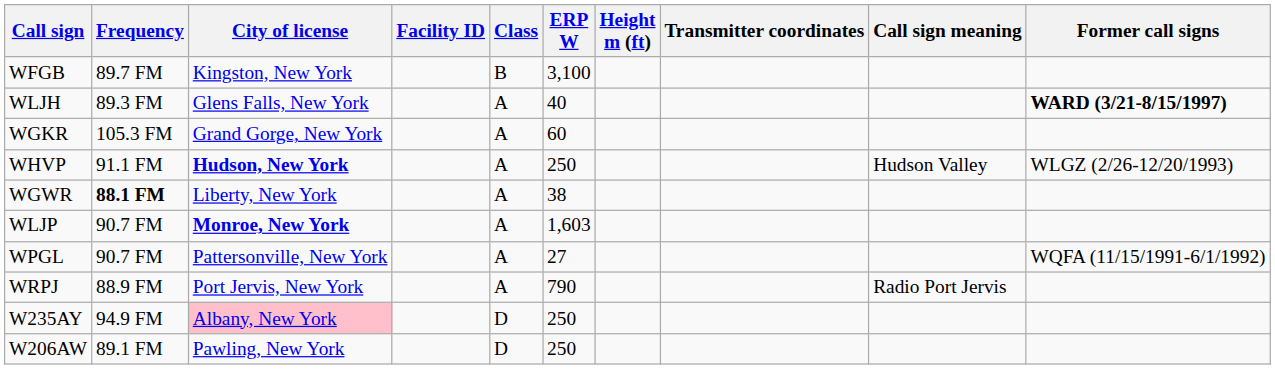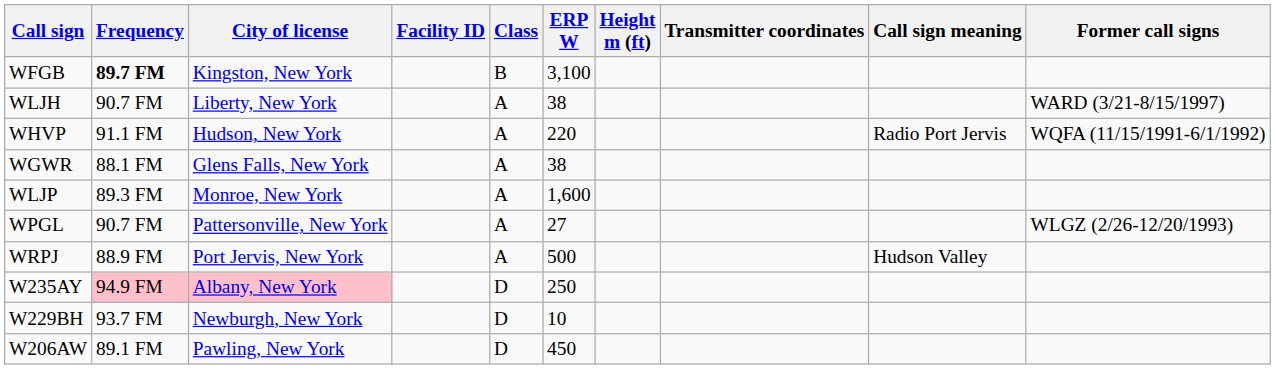(129, 72) normal -> (130, 72) bold
(129, 103) 89.3 FM -> (129, 103) 90.7 FM
(281, 103) Glens Falls, New York -> (265, 103) Liberty, New York
(557, 103) 40 -> (557, 103) 38
(1129, 103) bold -> (1128, 103) normal
- row: (39, 133)
(271, 164) bold -> (267, 133) normal
(562, 164) 250 -> (562, 133) 220
(930, 164) Hudson Valley -> (940, 133) Radio Port Jervis
(1132, 164) WLGZ (2/26-12/20/1993) -> (1148, 133) WQFA (11/15/1991-6/1/1992)
(130, 195) bold -> (129, 164) normal
(265, 195) Liberty, New York -> (281, 164) Glens Falls, New York
(129, 225) 90.7 FM -> (129, 195) 89.3 FM
(271, 225) bold -> (268, 195) normal
(569, 225) 1,603 -> (569, 195) 1,600
(1148, 256) WQFA (11/15/1991-6/1/1992) -> (1132, 225) WLGZ (2/26-12/20/1993)
(562, 287) 790 -> (562, 256) 500
(940, 287) Radio Port Jervis -> (930, 256) Hudson Valley
(129, 317) no background -> (129, 287) pink background
+ row: (46, 317)
(562, 348) 250 -> (562, 348) 450
